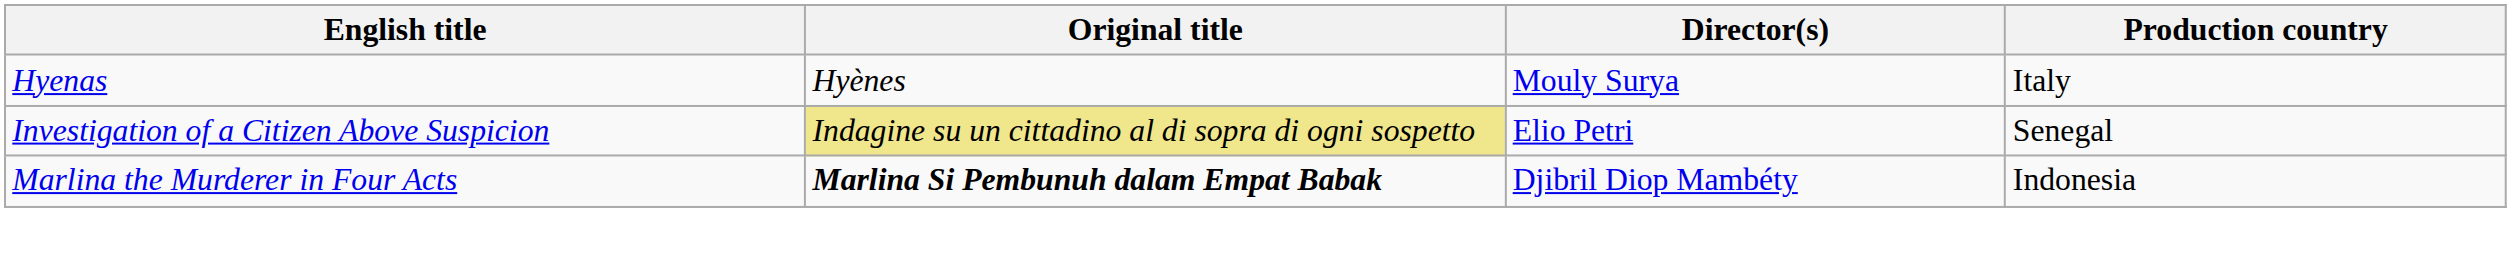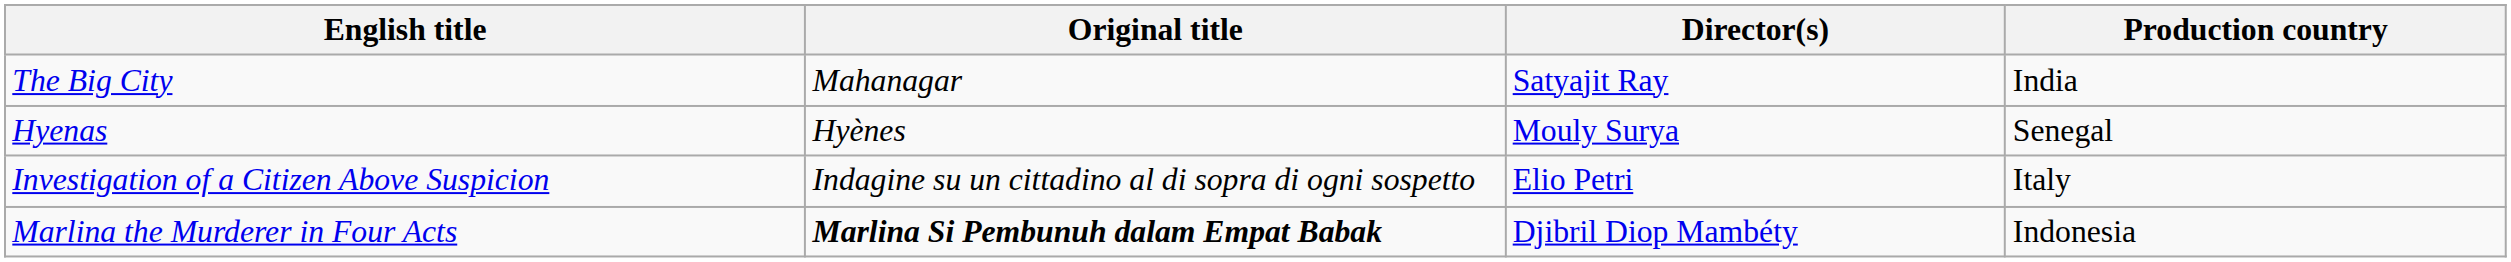+ row: (92, 79)
(2042, 79) Italy -> (2063, 130) Senegal
(1144, 130) khaki background -> (1144, 180) no background
(2063, 130) Senegal -> (2042, 180) Italy
